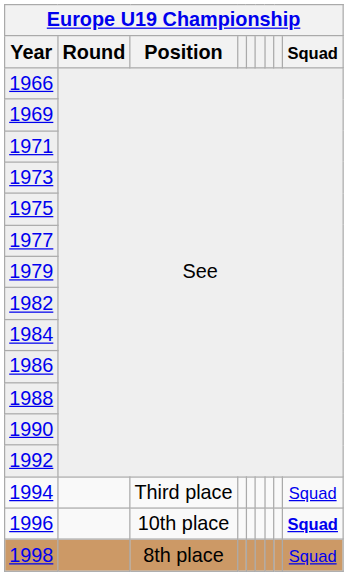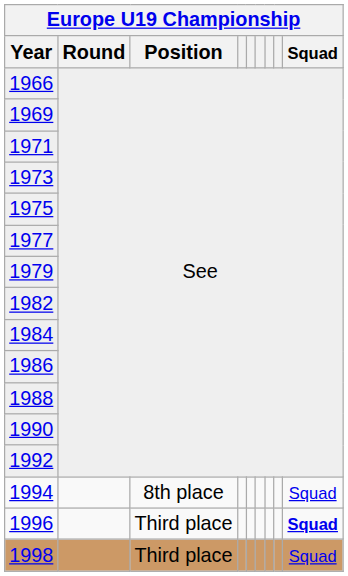(184, 492) Third place -> (184, 492) 8th place
(184, 523) 10th place -> (184, 523) Third place
(184, 555) 8th place -> (184, 555) Third place
